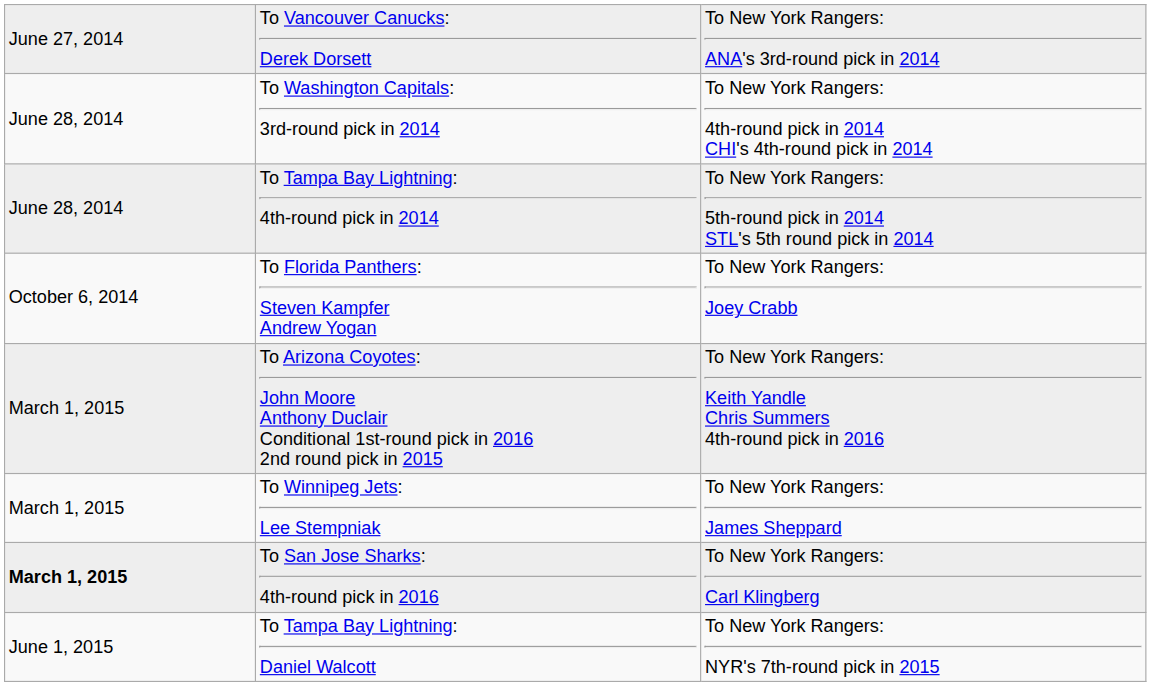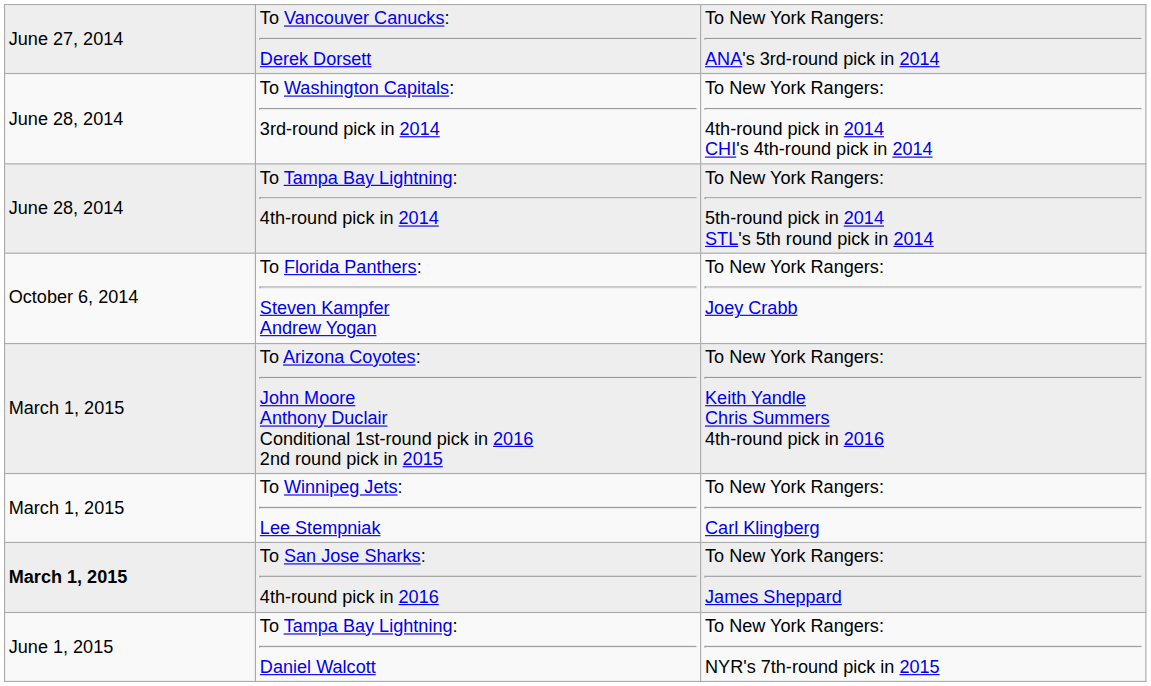(923, 507) To New York Rangers: James Sheppard -> (923, 507) To New York Rangers: Carl Klingberg
(923, 577) To New York Rangers: Carl Klingberg -> (923, 577) To New York Rangers: James Sheppard
